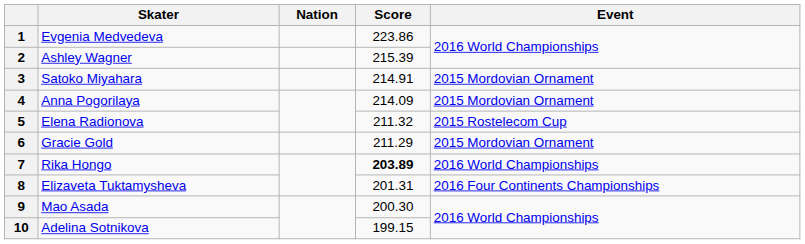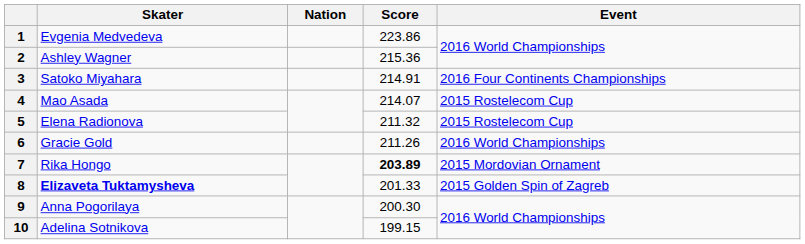(393, 57) 215.39 -> (400, 57) 215.36
(514, 79) 2015 Mordovian Ornament -> (553, 79) 2016 Four Continents Championships
(91, 100) Anna Pogorilaya -> (74, 100) Mao Asada
(393, 100) 214.09 -> (400, 100) 214.07
(514, 100) 2015 Mordovian Ornament -> (507, 100) 2015 Rostelecom Cup
(393, 143) 211.29 -> (400, 143) 211.26
(514, 143) 2015 Mordovian Ornament -> (522, 143) 2016 World Championships
(516, 164) 2016 World Championships -> (520, 164) 2015 Mordovian Ornament
(114, 185) normal -> (117, 185) bold
(393, 185) 201.31 -> (400, 185) 201.33
(547, 185) 2016 Four Continents Championships -> (524, 185) 2015 Golden Spin of Zagreb
(75, 206) Mao Asada -> (90, 206) Anna Pogorilaya
